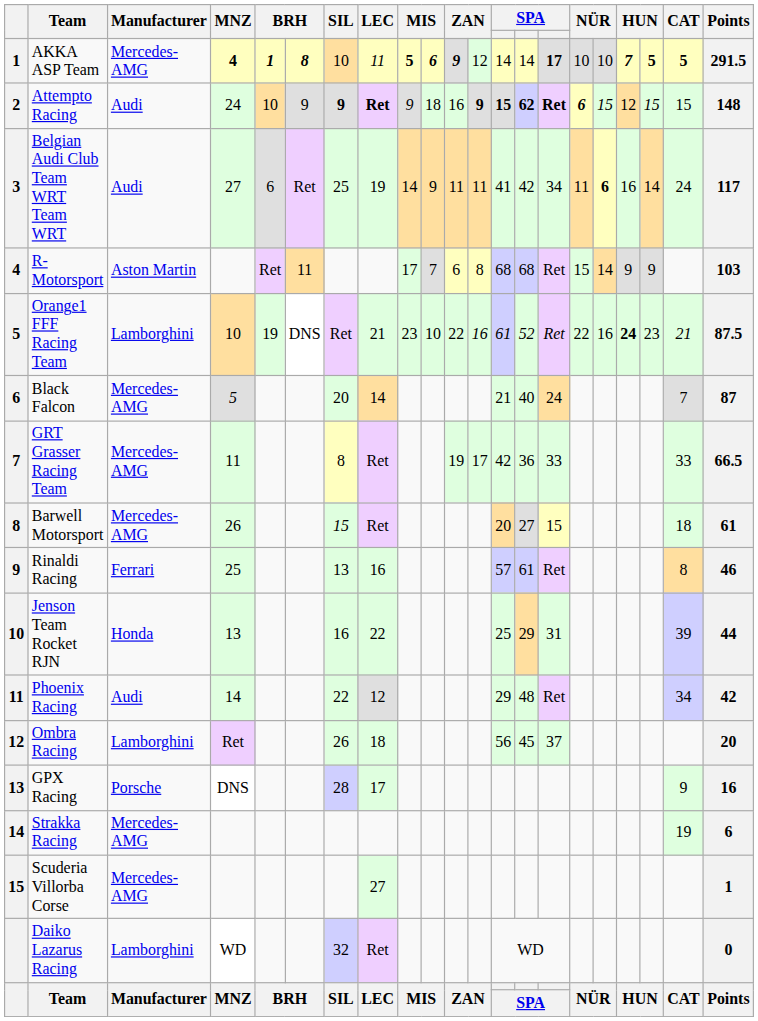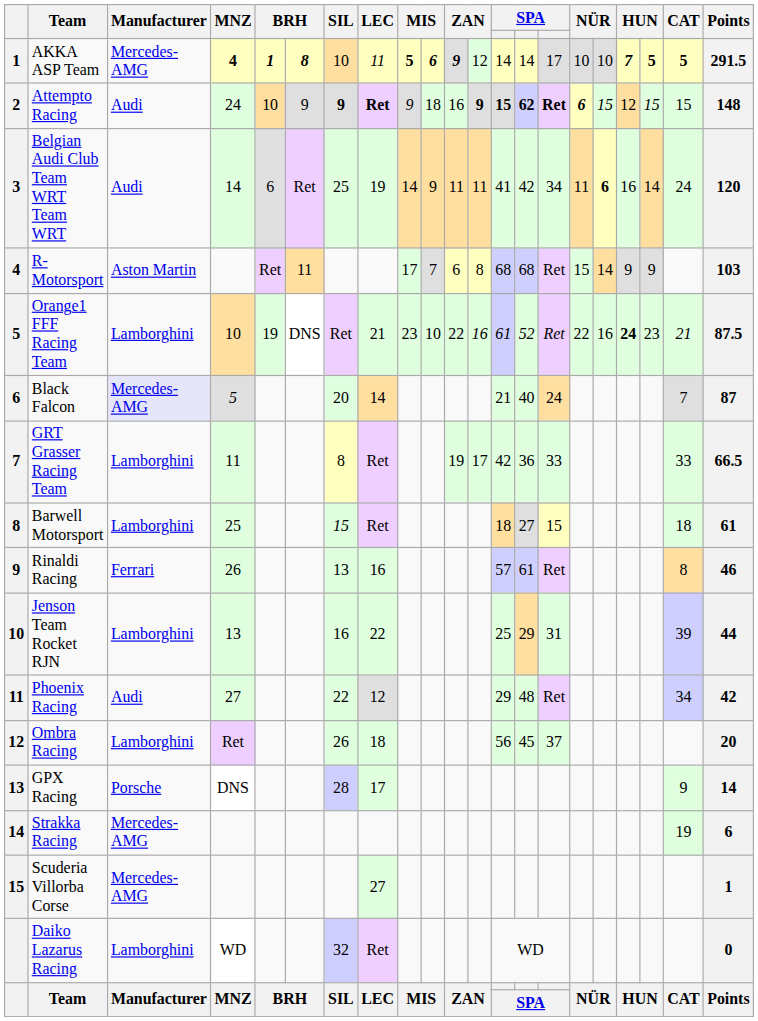(554, 60) bold -> (554, 60) normal
(233, 187) 27 -> (233, 187) 14
(728, 187) 117 -> (728, 187) 120
(144, 397) no background -> (144, 397) lavender background
(144, 461) Mercedes-AMG -> (152, 461) Lamborghini
(144, 524) Mercedes-AMG -> (152, 524) Lamborghini
(233, 524) 26 -> (233, 524) 25
(503, 524) 20 -> (503, 524) 18
(233, 569) 25 -> (233, 569) 26
(132, 633) Honda -> (152, 633) Lamborghini
(233, 697) 14 -> (233, 697) 27
(728, 787) 16 -> (728, 787) 14
